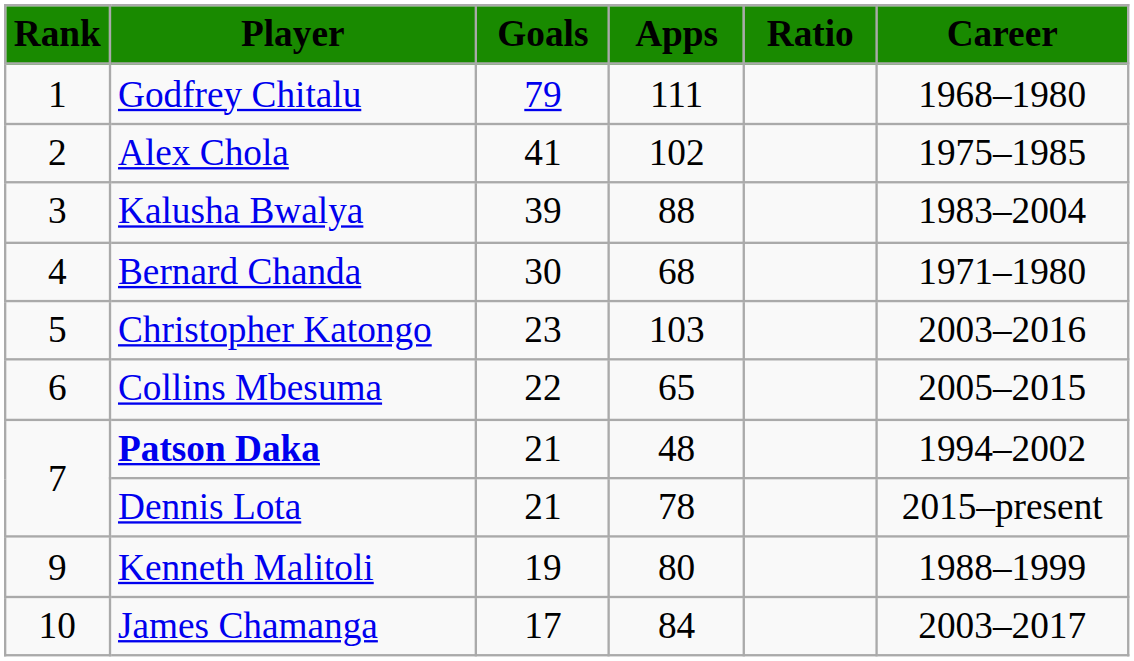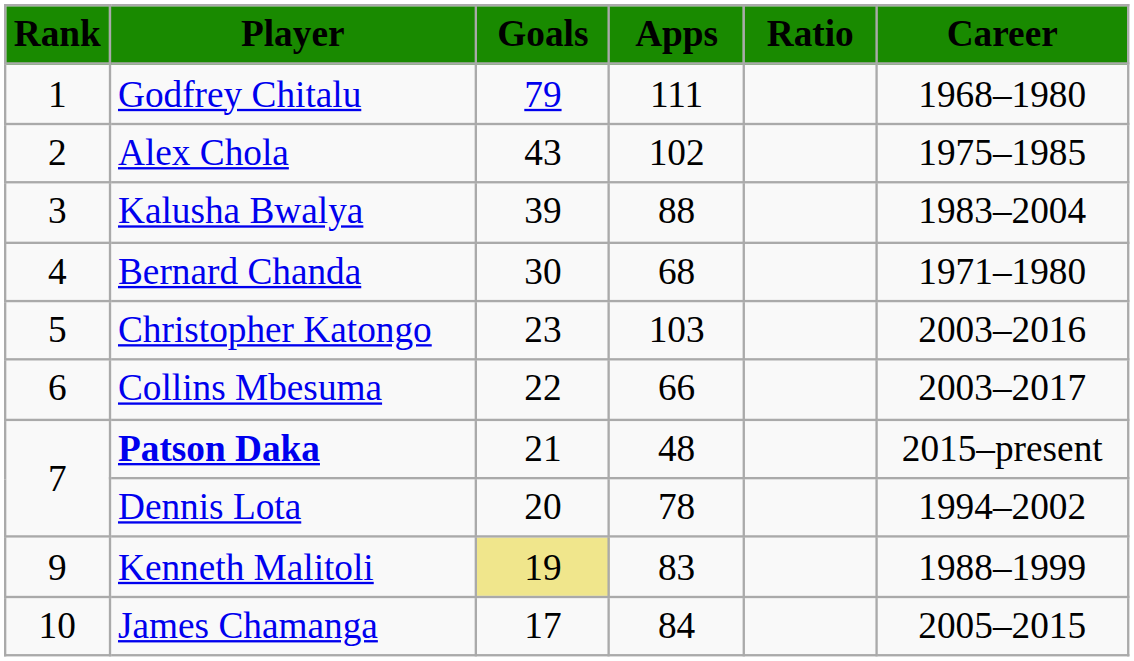(543, 152) 41 -> (543, 152) 43
(677, 388) 65 -> (677, 388) 66
(1002, 388) 2005–2015 -> (1002, 388) 2003–2017
(1002, 447) 1994–2002 -> (1002, 447) 2015–present
(543, 507) 21 -> (543, 507) 20
(1002, 507) 2015–present -> (1002, 507) 1994–2002
(543, 566) no background -> (543, 566) khaki background
(677, 566) 80 -> (677, 566) 83
(1002, 625) 2003–2017 -> (1002, 625) 2005–2015
